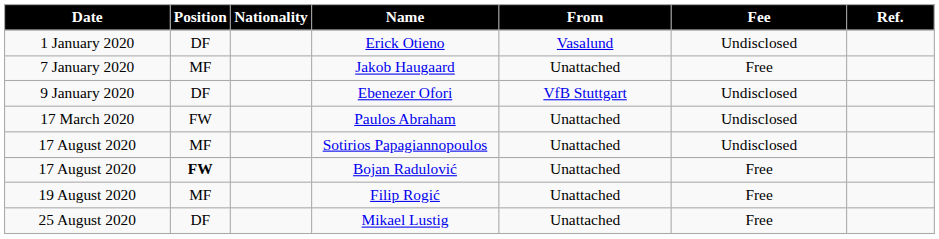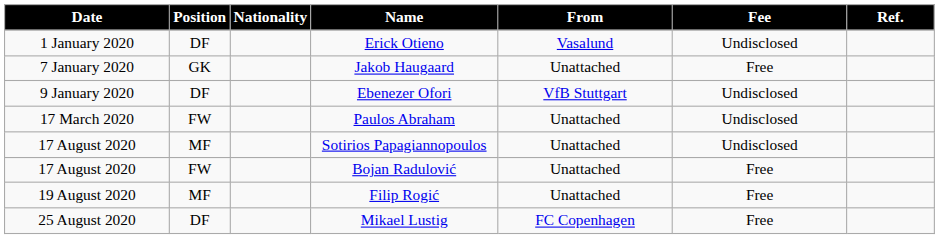(200, 68) MF -> (200, 68) GK
(200, 170) bold -> (200, 170) normal
(585, 220) Unattached -> (585, 220) FC Copenhagen
